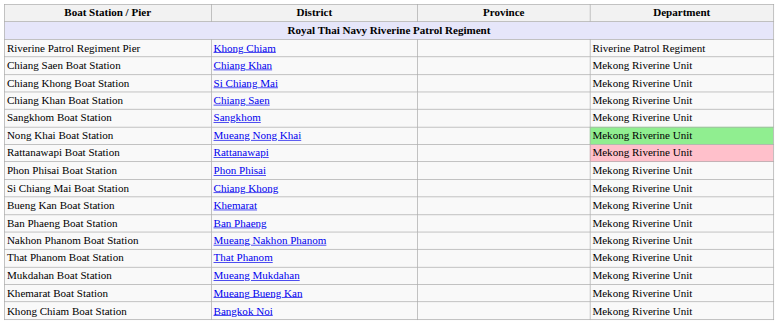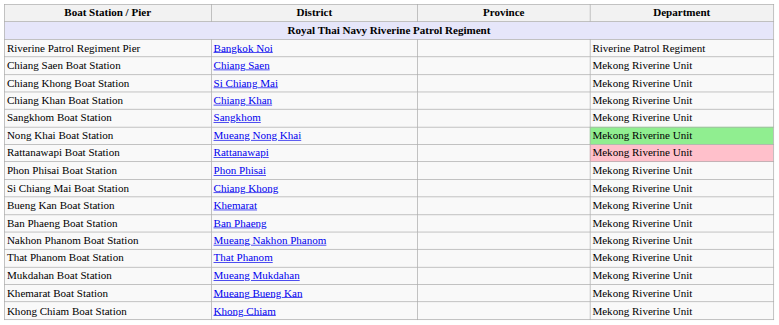(245, 48) Khong Chiam -> (243, 48) Bangkok Noi
(243, 65) Chiang Khan -> (242, 65) Chiang Saen
(242, 100) Chiang Saen -> (243, 100) Chiang Khan
(243, 310) Bangkok Noi -> (245, 310) Khong Chiam
